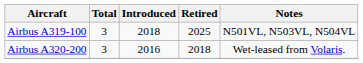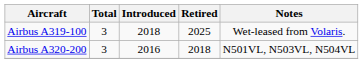(289, 31) N501VL, N503VL, N504VL -> (289, 31) Wet-leased from Volaris.
(289, 49) Wet-leased from Volaris. -> (289, 49) N501VL, N503VL, N504VL
